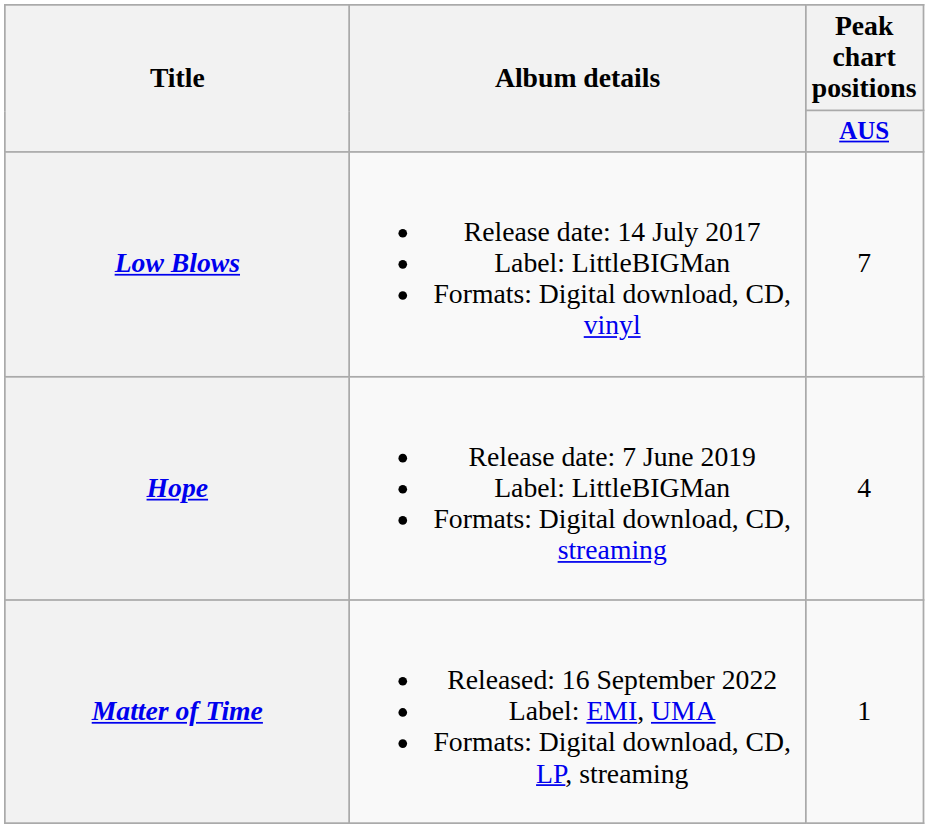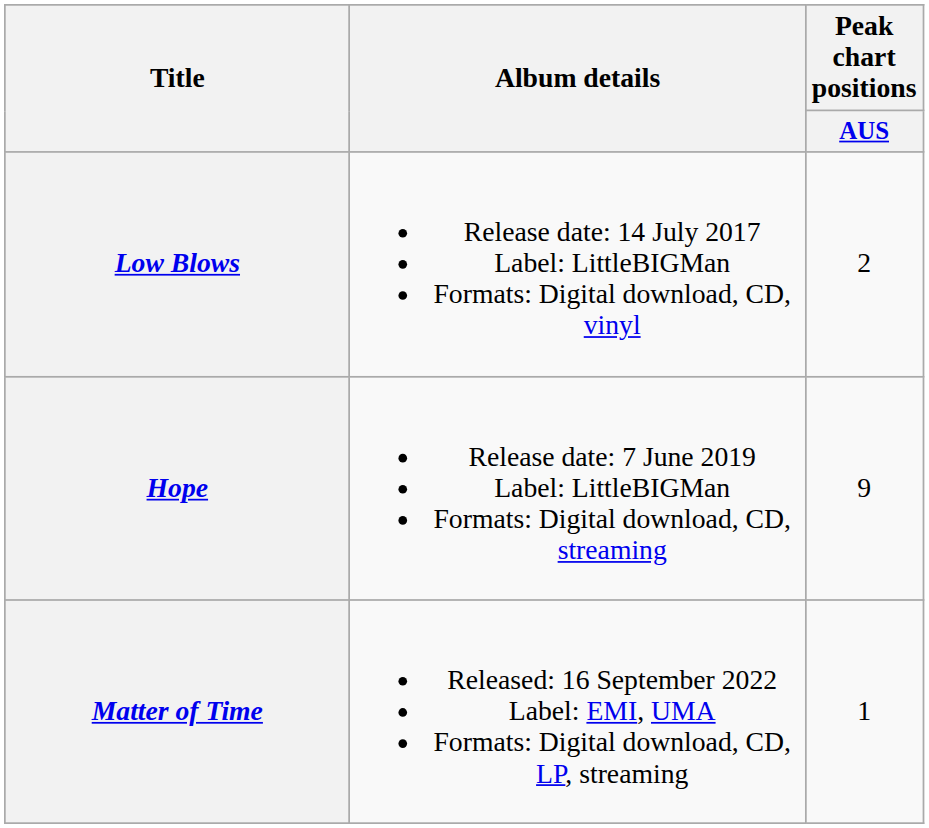(864, 263) 7 -> (864, 263) 2
(864, 487) 4 -> (864, 487) 9
